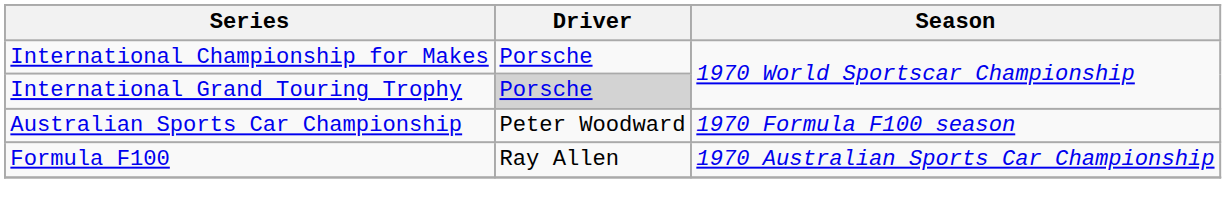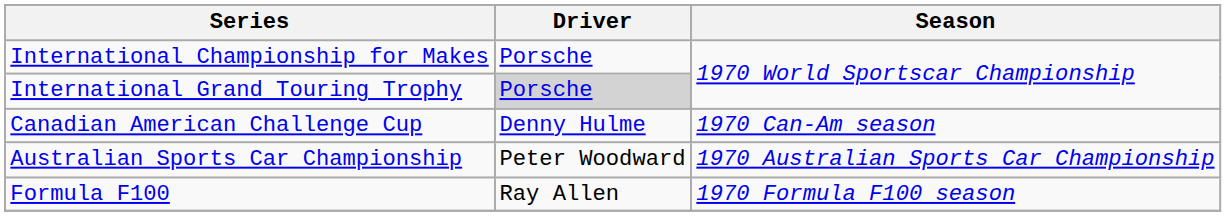+ row: (216, 125)
(856, 125) 1970 Formula F100 season -> (955, 160) 1970 Australian Sports Car Championship
(955, 160) 1970 Australian Sports Car Championship -> (856, 194) 1970 Formula F100 season
